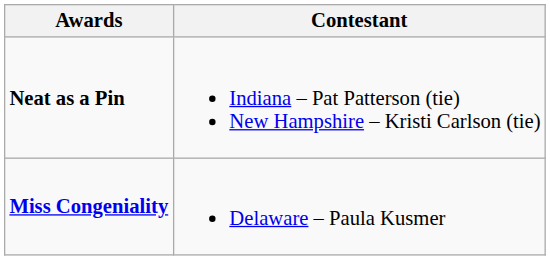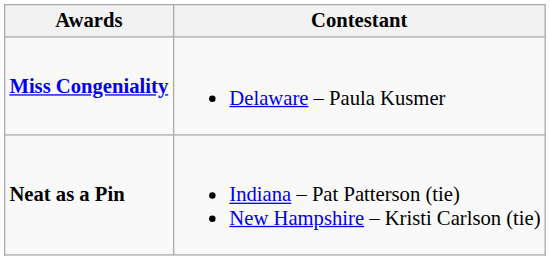rows swapped: (67, 97) <-> (89, 206)
